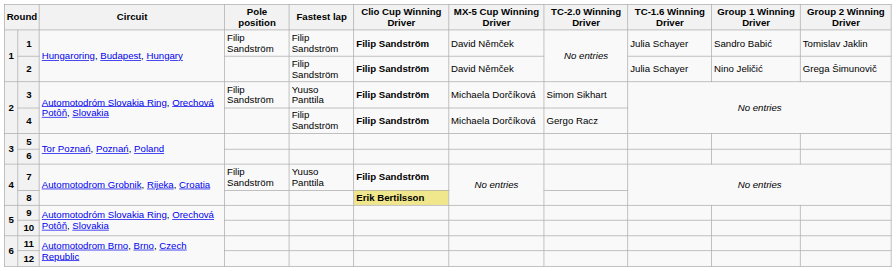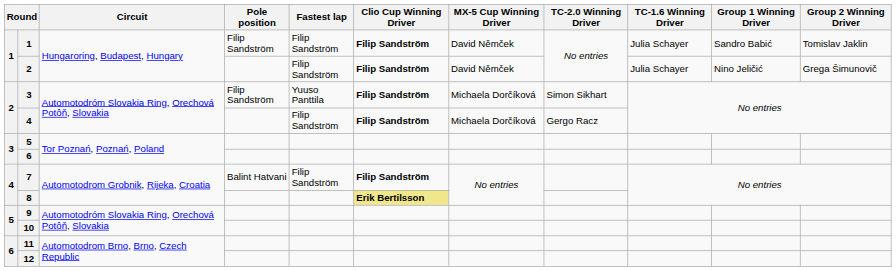(250, 177) Filip Sandström -> (257, 177) Balint Hatvani
(308, 177) Yuuso Panttila -> (315, 177) Filip Sandström
